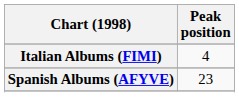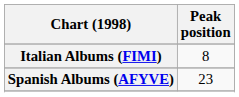(206, 56) 4 -> (206, 56) 8
